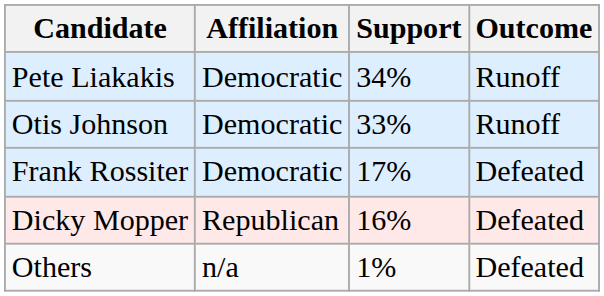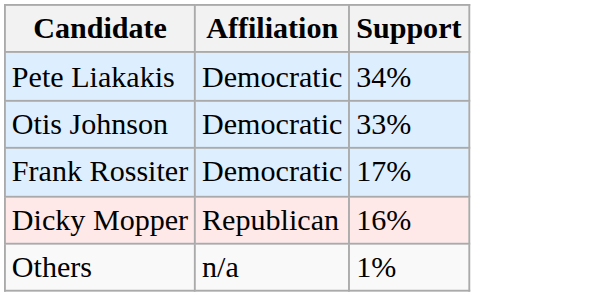- column: (534, 28)
